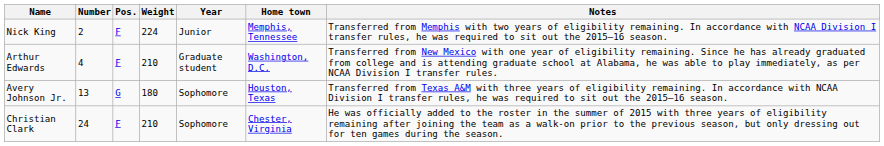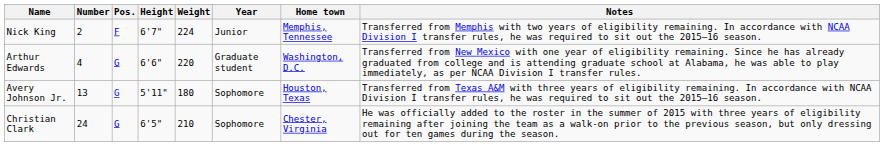+ column: (157, 12)
(118, 62) F -> (117, 62) G
(150, 62) 210 -> (186, 62) 220
(118, 124) F -> (117, 124) G
